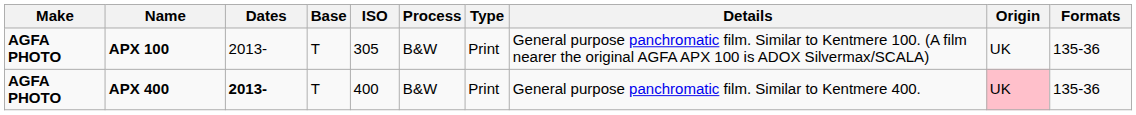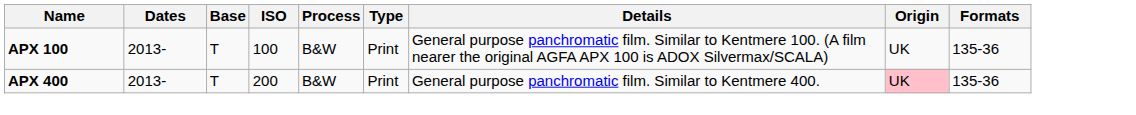- column: (55, 16)
(366, 48) 305 -> (265, 48) 100
(248, 89) bold -> (147, 81) normal
(366, 89) 400 -> (265, 81) 200
